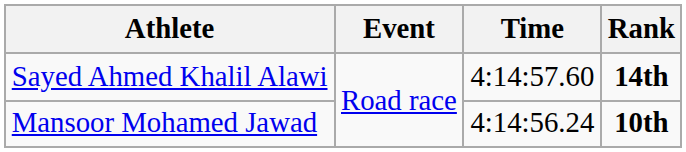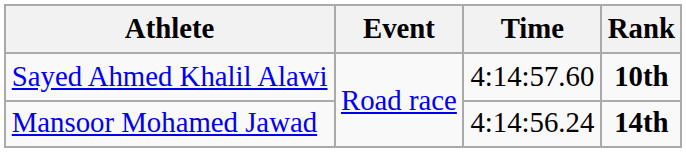(641, 76) 14th -> (641, 76) 10th
(641, 123) 10th -> (641, 123) 14th
